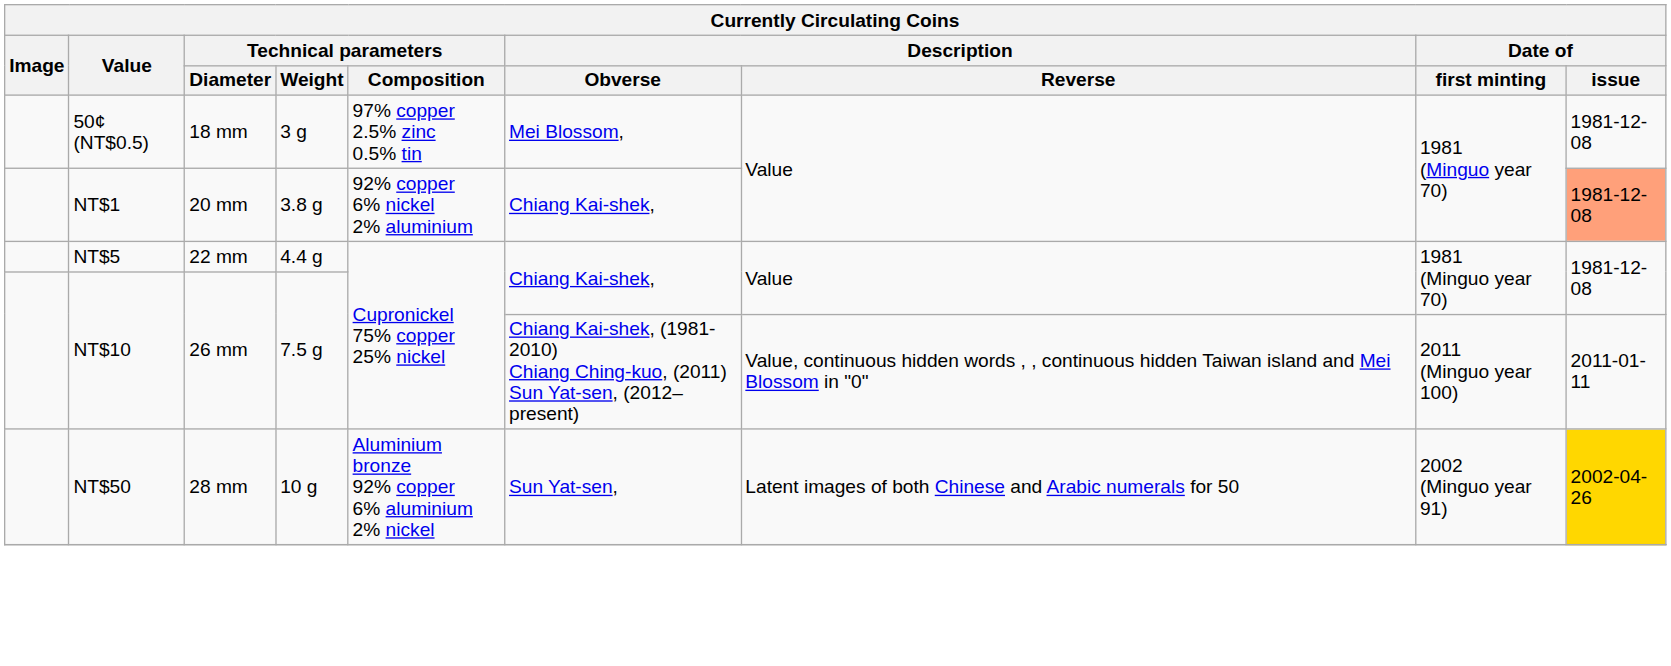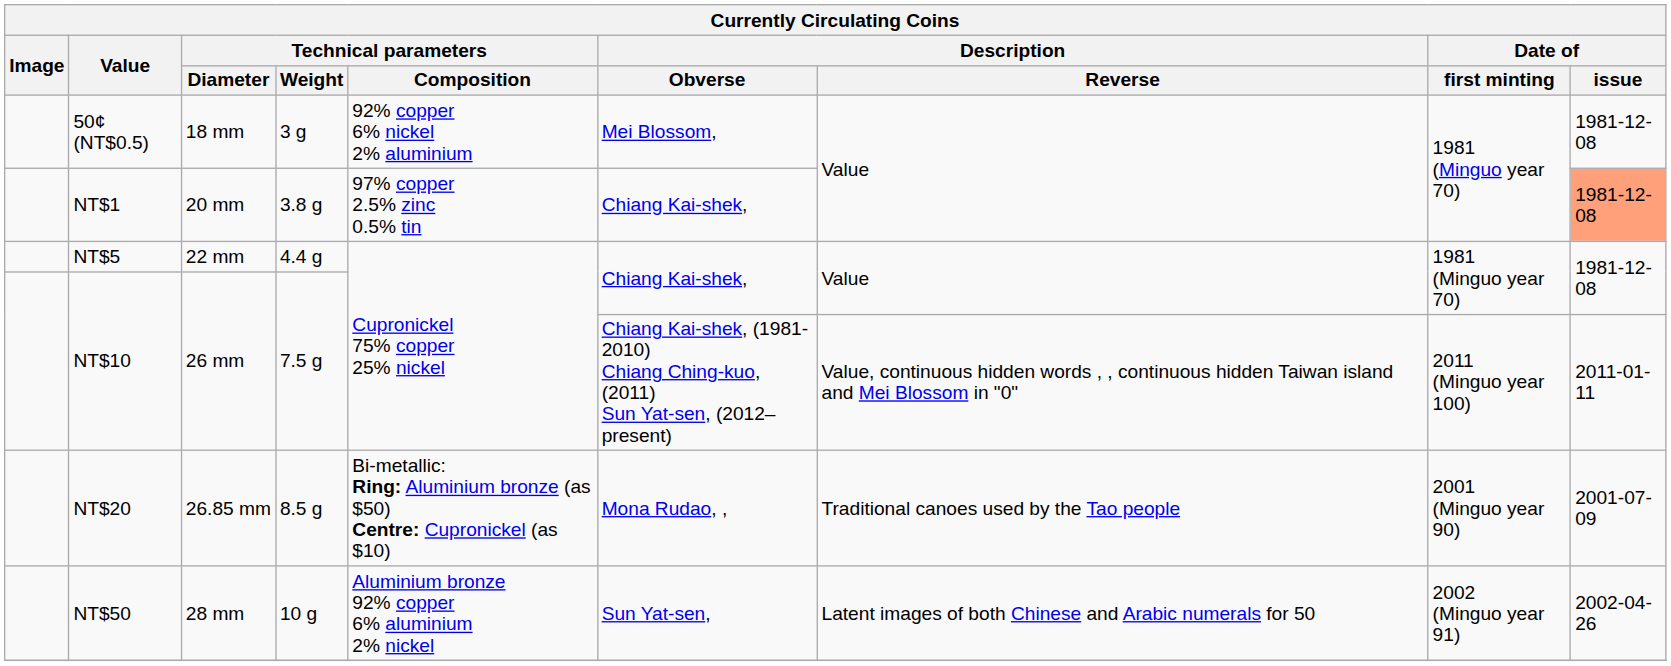(404, 132) 97% copper 2.5% zinc 0.5% tin -> (412, 132) 92% copper 6% nickel 2% aluminium
(413, 205) 92% copper 6% nickel 2% aluminium -> (403, 205) 97% copper 2.5% zinc 0.5% tin
+ row: (102, 509)
(1609, 487) gold background -> (1613, 613) no background
